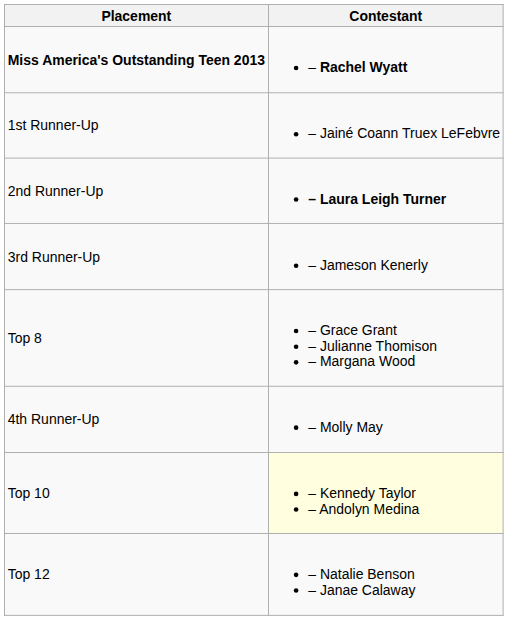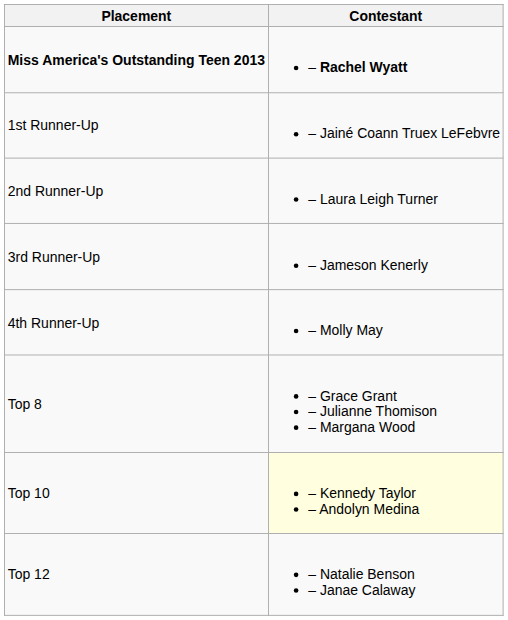(386, 199) bold -> (386, 199) normal
rows swapped: (54, 420) <-> (25, 338)
